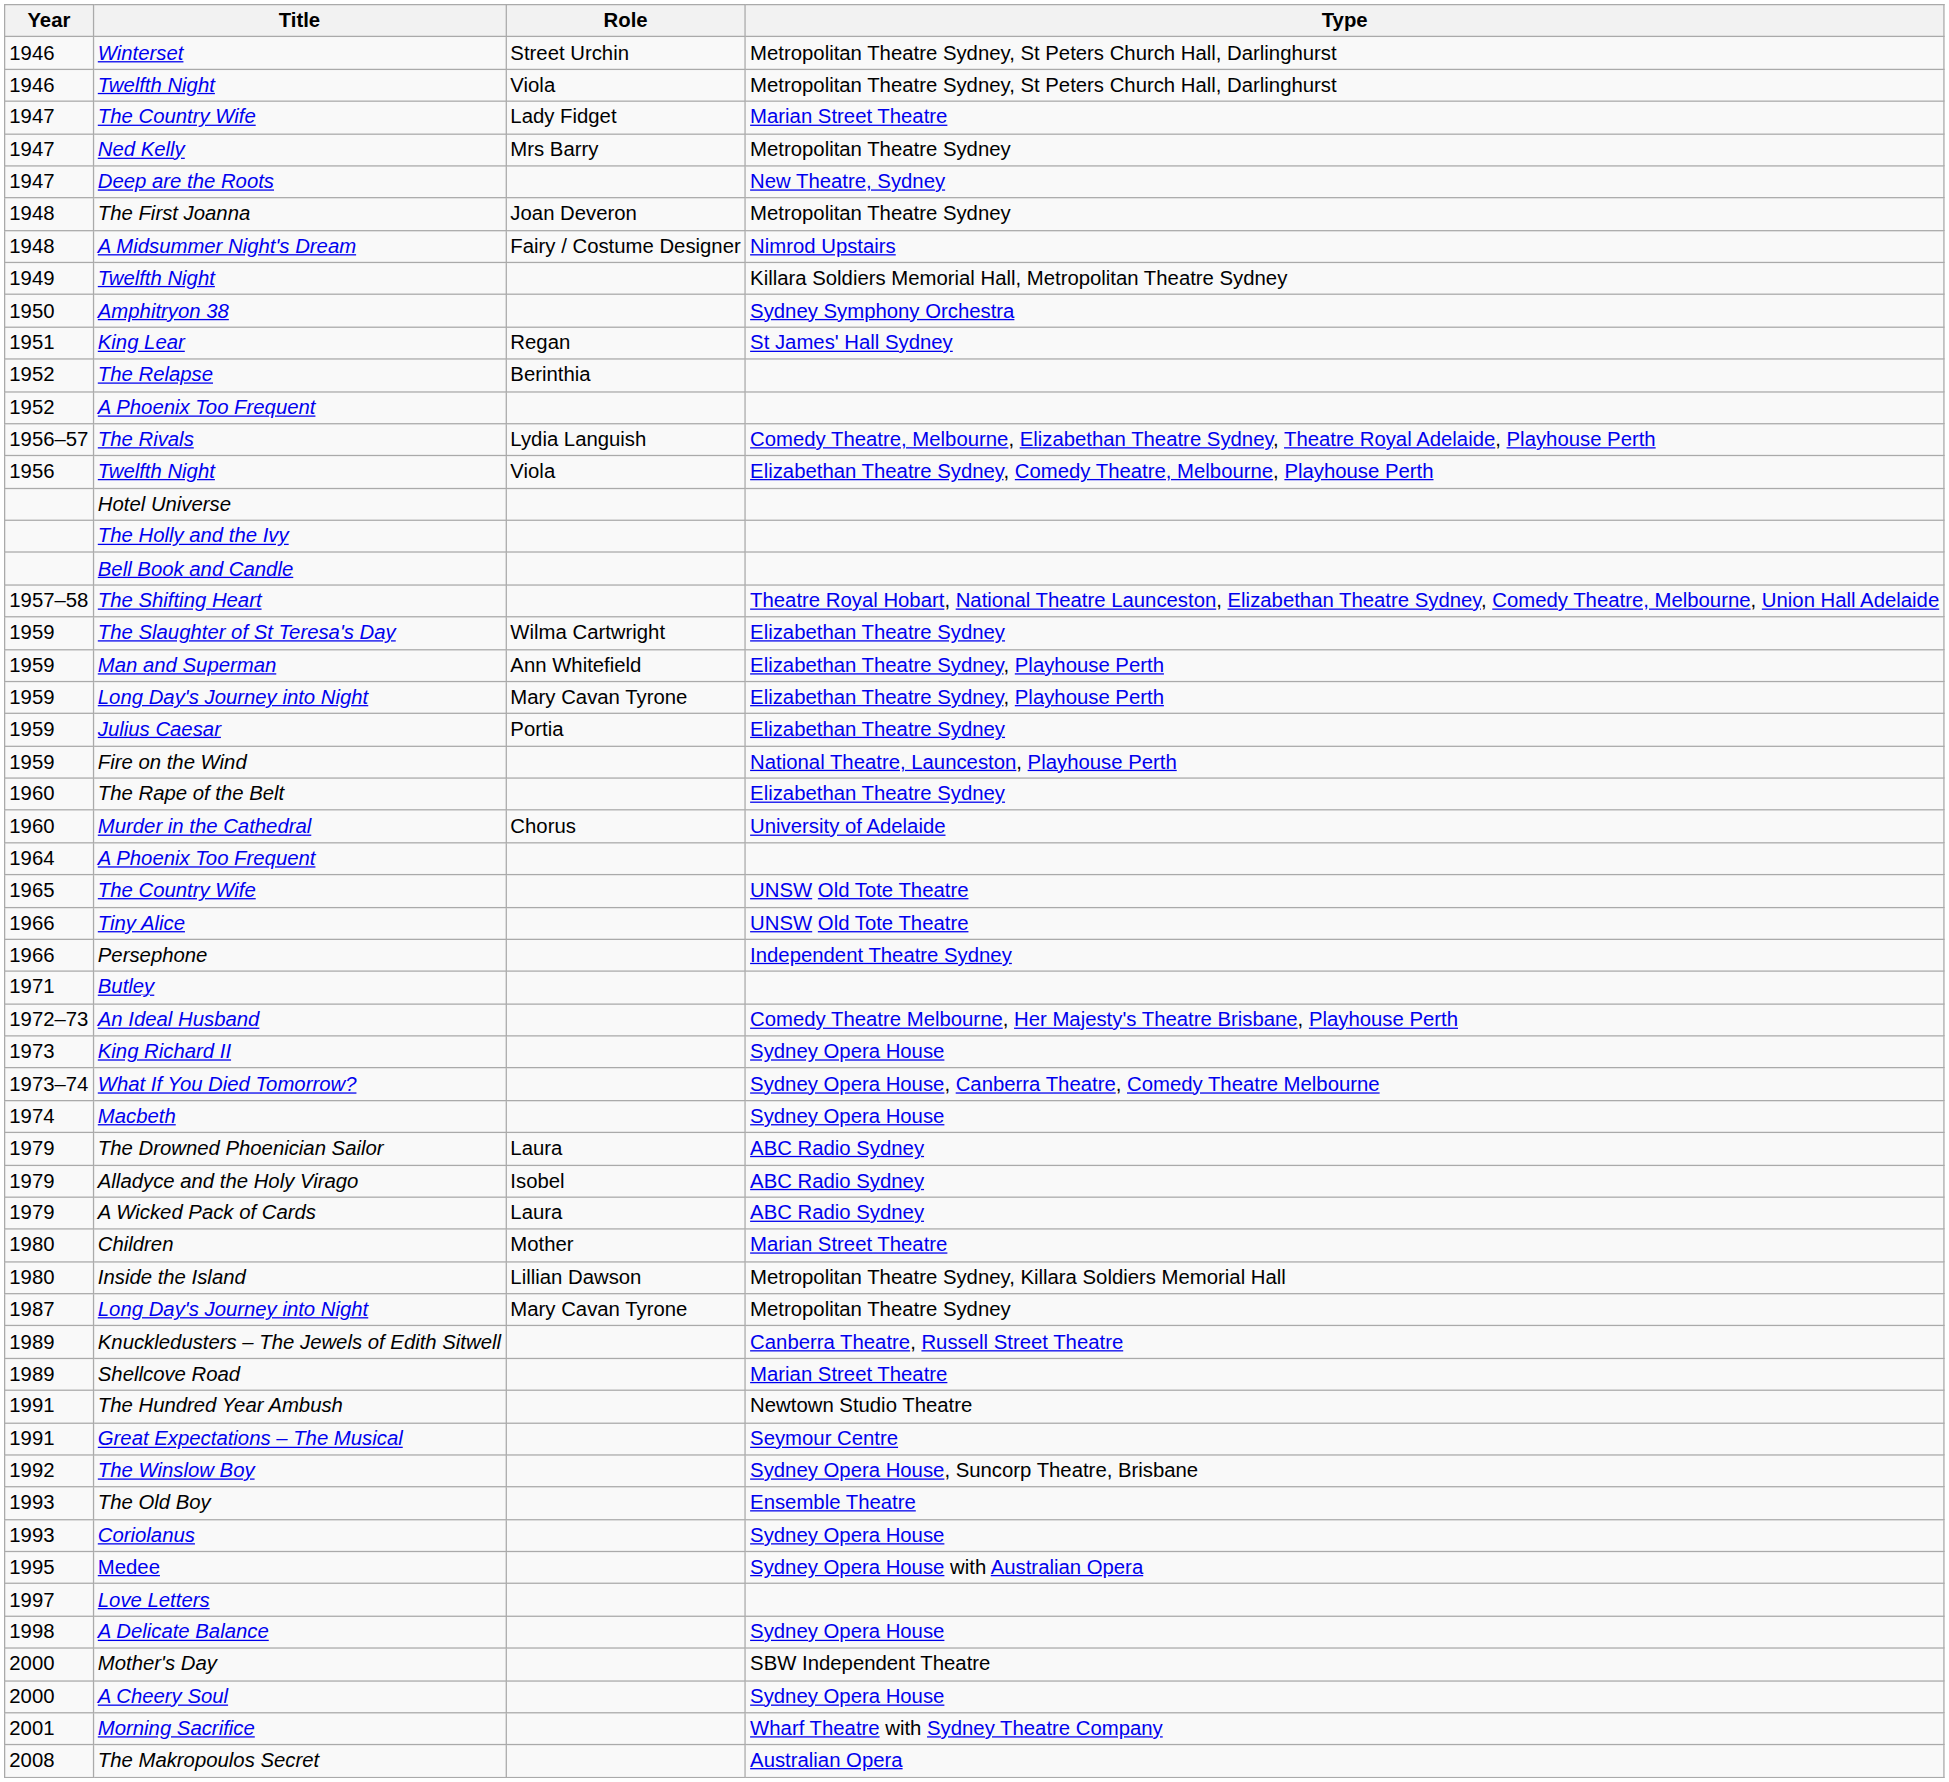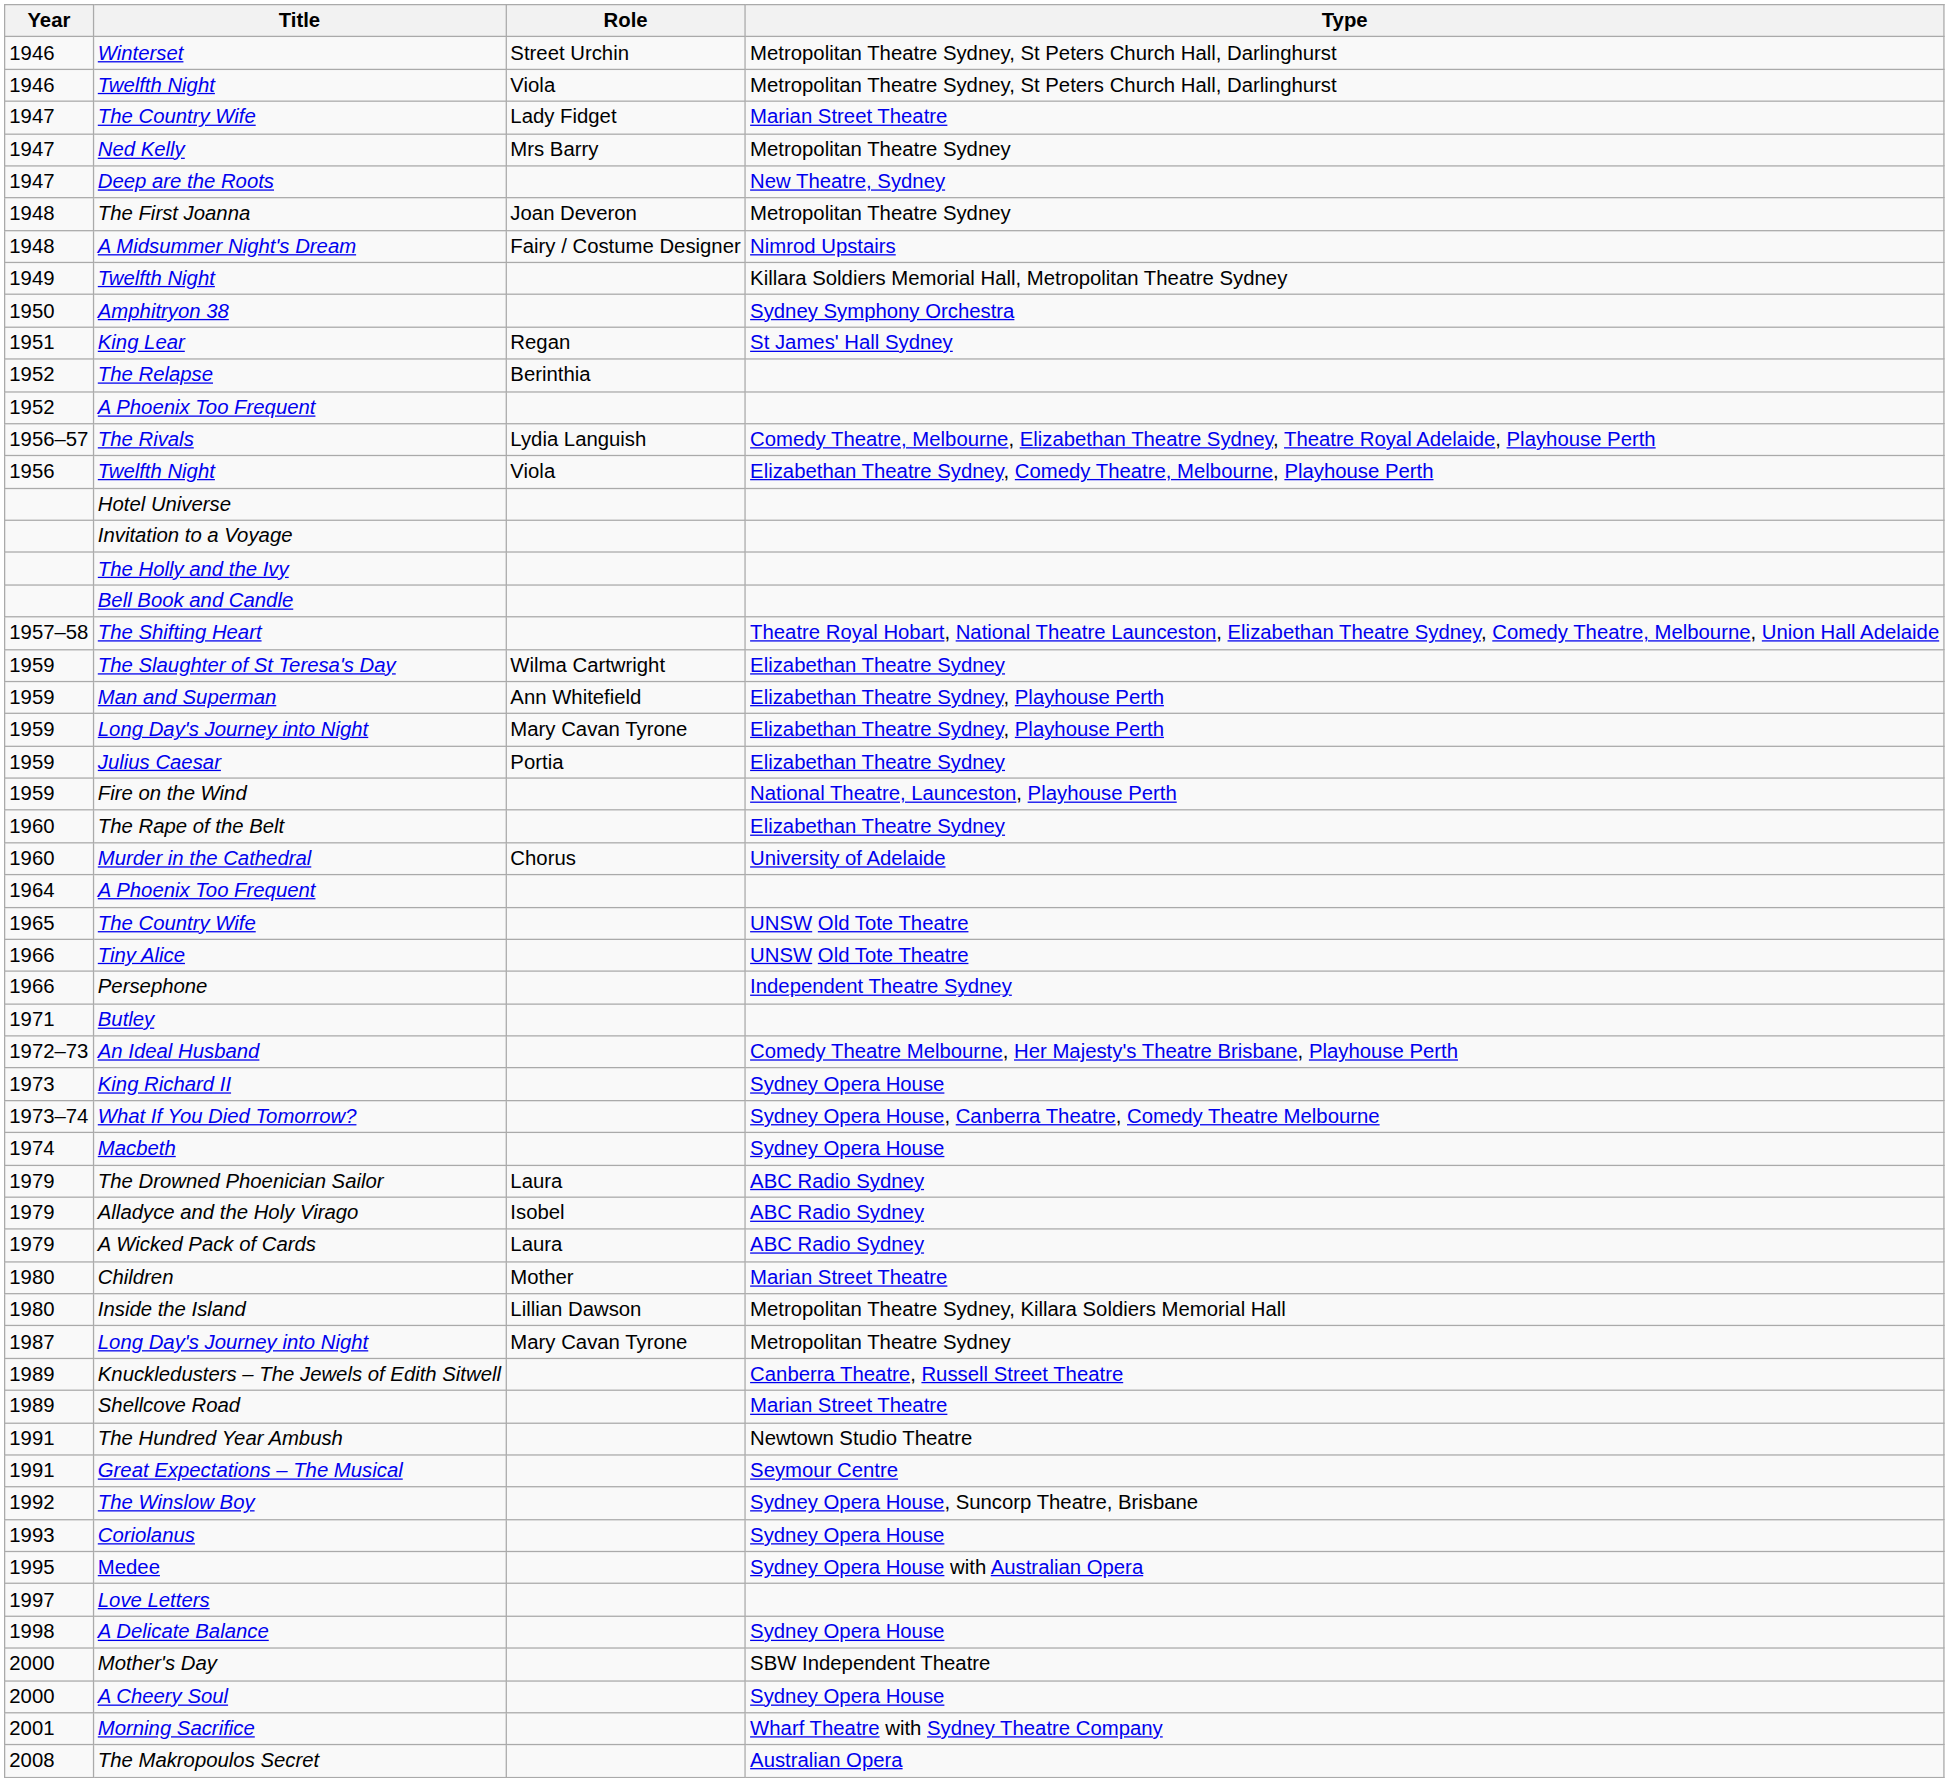+ row: (49, 536)
- row: (32, 1503)
